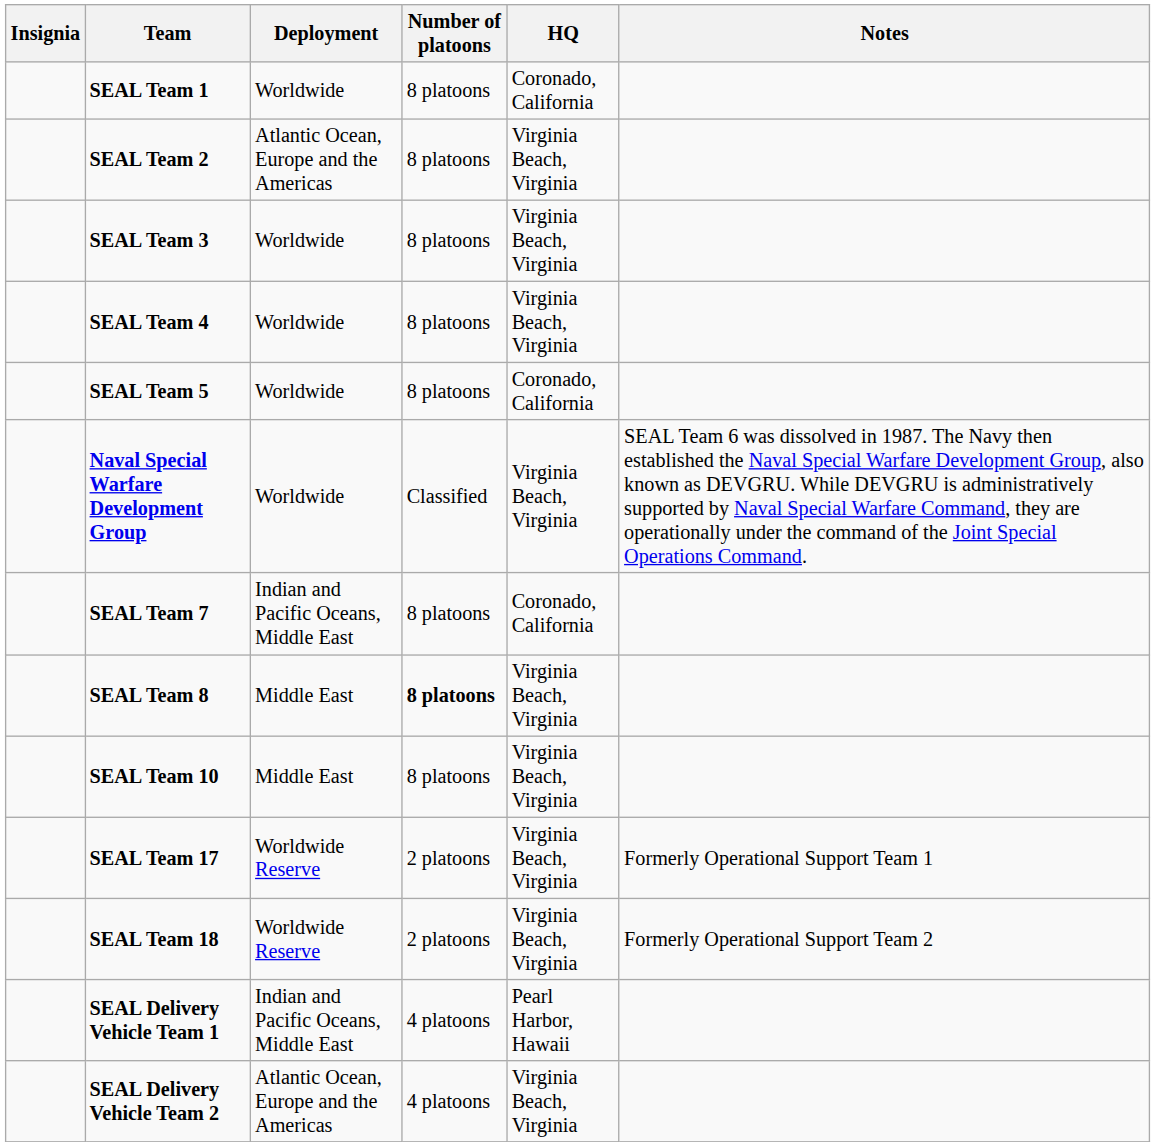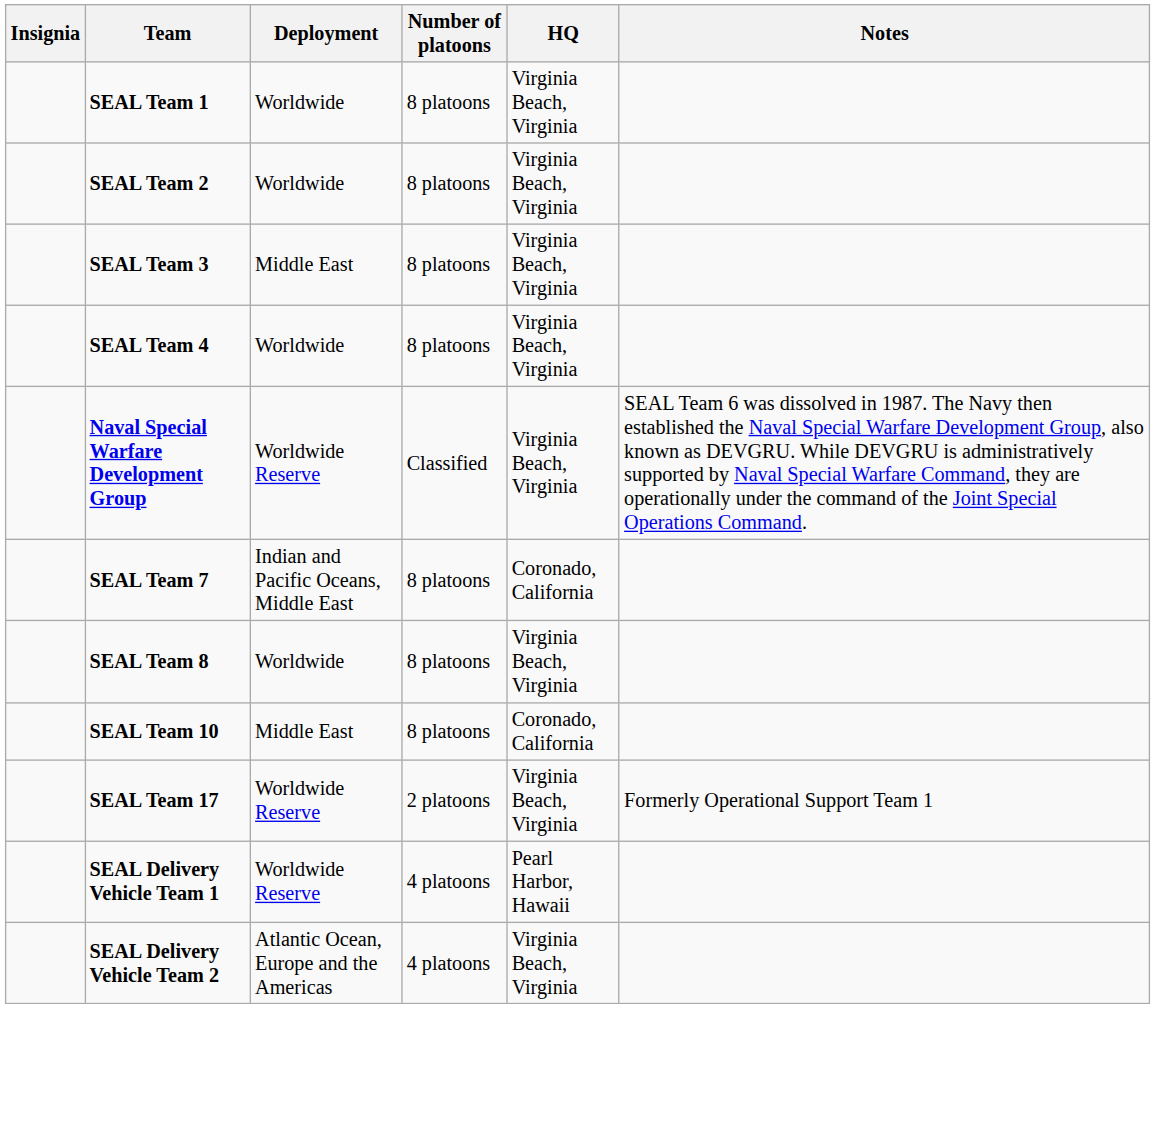(554, 90) Coronado, California -> (545, 102) Virginia Beach, Virginia
(318, 159) Atlantic Ocean, Europe and the Americas -> (300, 183) Worldwide
(300, 240) Worldwide -> (304, 264) Middle East
- row: (149, 391)
(300, 496) Worldwide -> (300, 463) Worldwide Reserve
(304, 694) Middle East -> (300, 661) Worldwide
(451, 694) bold -> (448, 661) normal
(545, 776) Virginia Beach, Virginia -> (554, 730) Coronado, California
- row: (154, 938)
(318, 1019) Indian and Pacific Oceans, Middle East -> (300, 881) Worldwide Reserve
